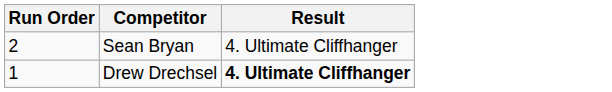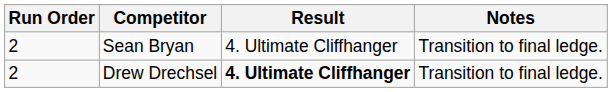+ column: (511, 18)
(13, 73) 1 -> (13, 73) 2
